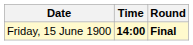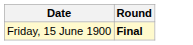- column: (131, 13)
